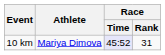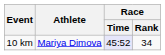(147, 43) 31 -> (147, 43) 34
